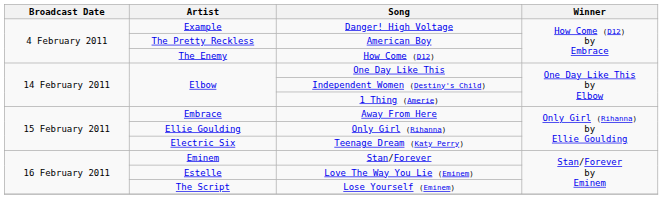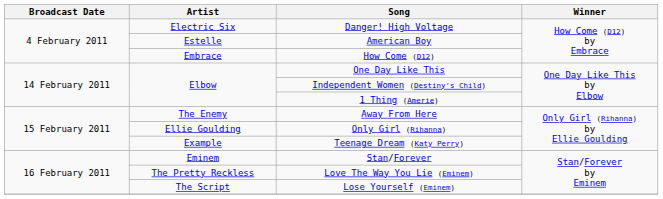(203, 26) Example -> (203, 26) Electric Six
(203, 41) The Pretty Reckless -> (203, 41) Estelle
(203, 56) The Enemy -> (203, 56) Embrace
(203, 114) Embrace -> (203, 114) The Enemy
(203, 143) Electric Six -> (203, 143) Example
(203, 172) Estelle -> (203, 172) The Pretty Reckless
